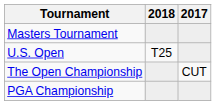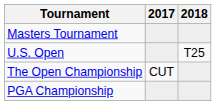columns swapped: (194, 14) <-> (161, 14)
